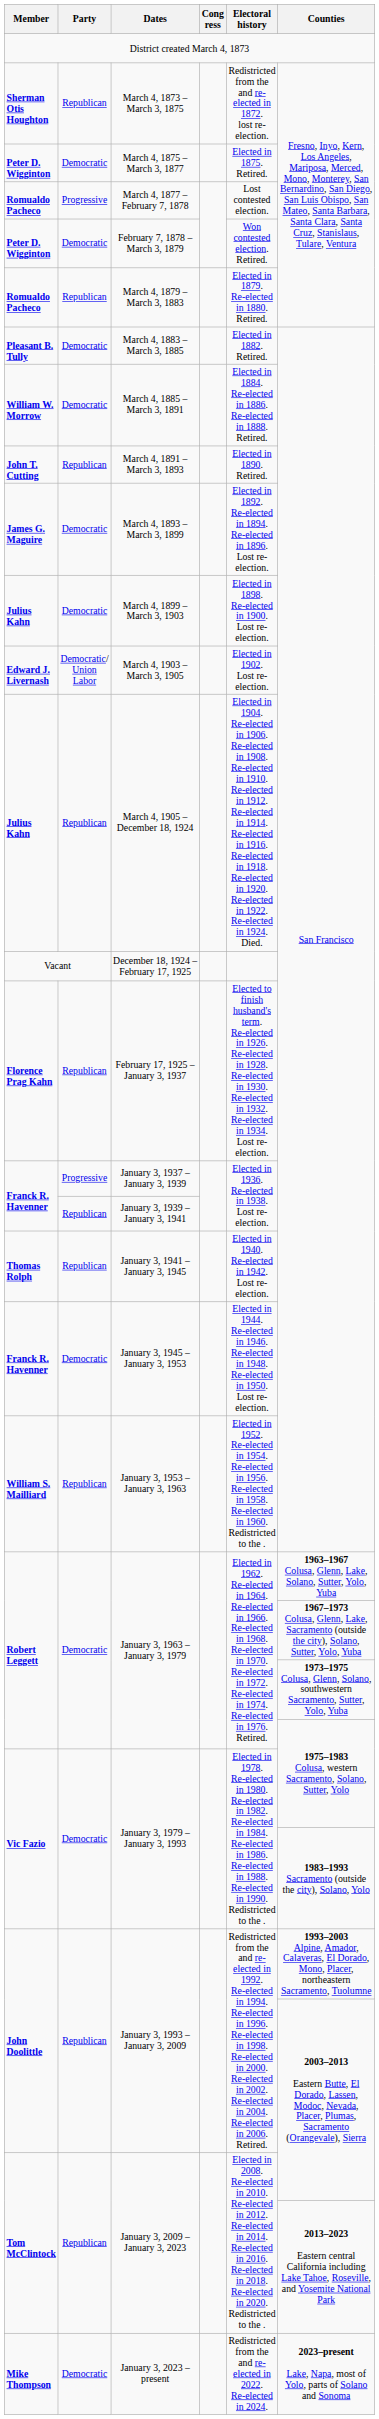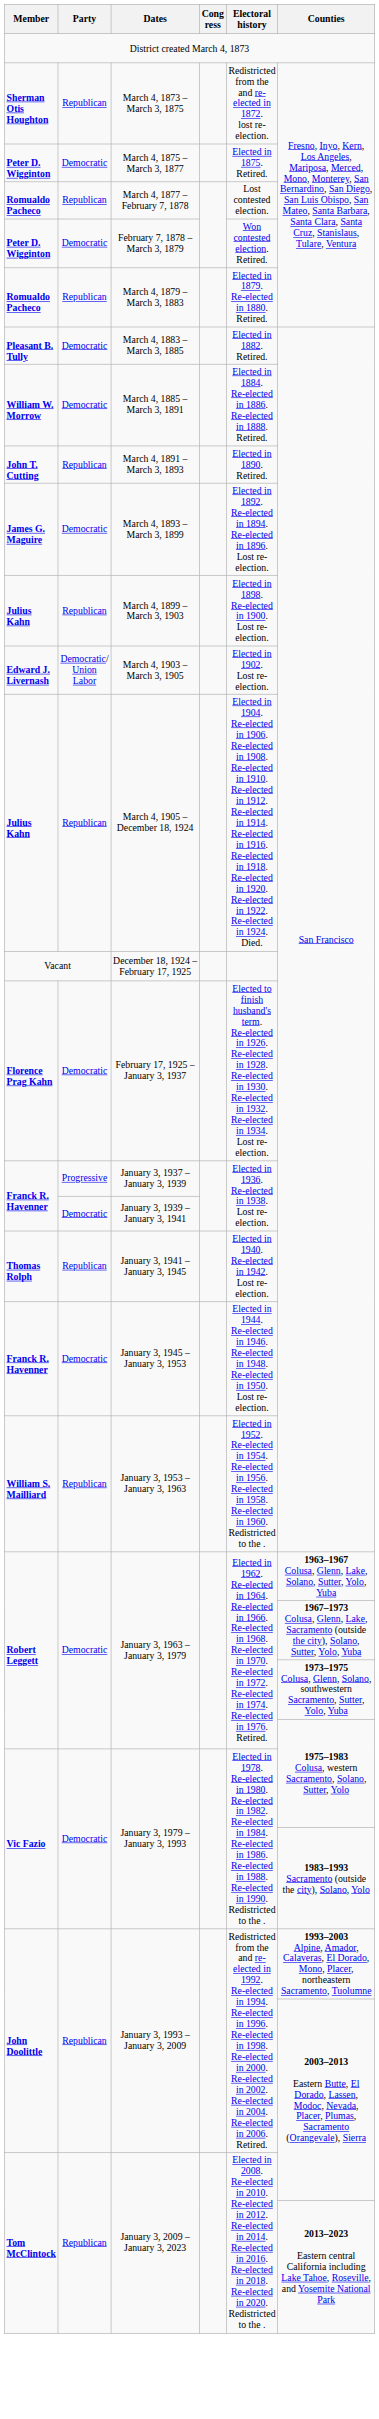(85, 200) Progressive -> (85, 200) Republican
(85, 610) Democratic -> (85, 610) Republican
(85, 1070) Republican -> (85, 1070) Democratic
(85, 1213) Republican -> (85, 1213) Democratic
- row: (29, 2379)
